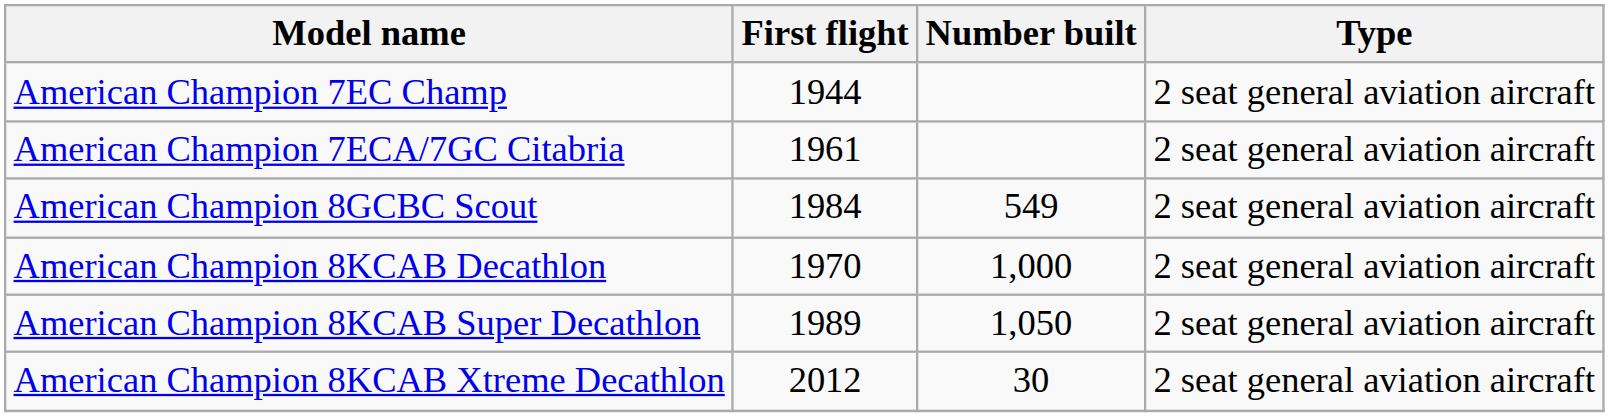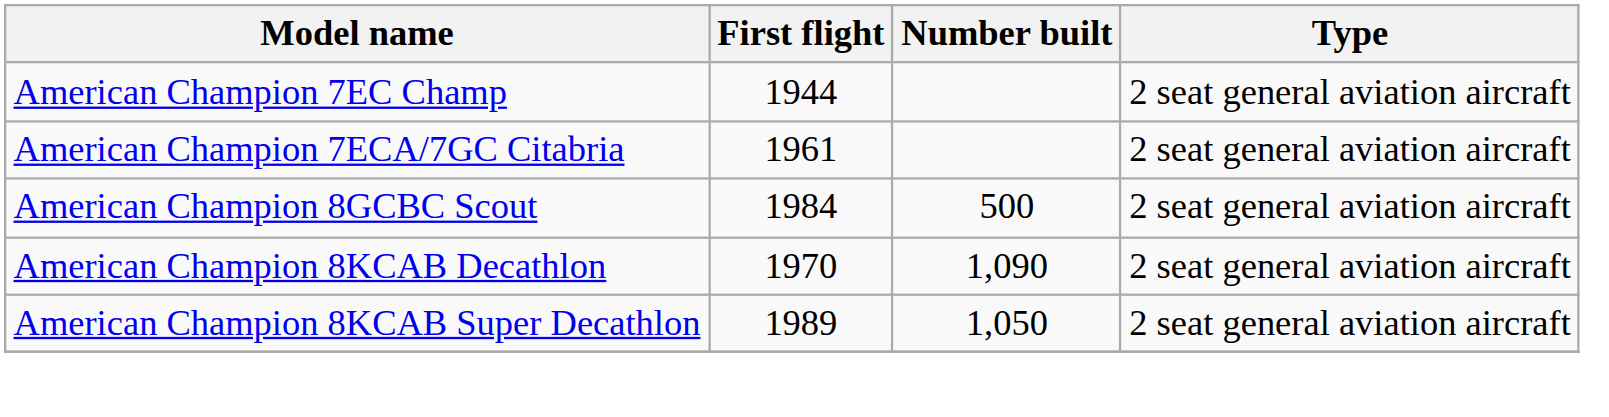(1031, 206) 549 -> (1007, 206) 500
(1031, 264) 1,000 -> (1007, 264) 1,090
- row: (369, 380)
